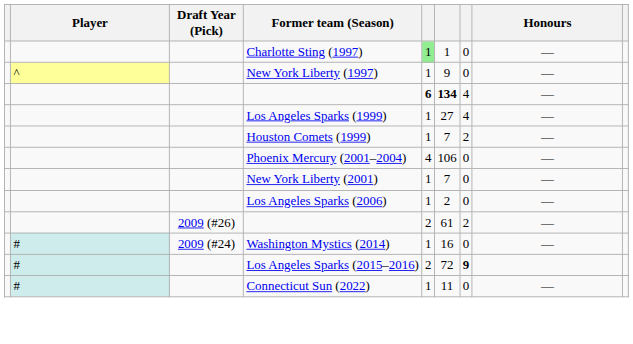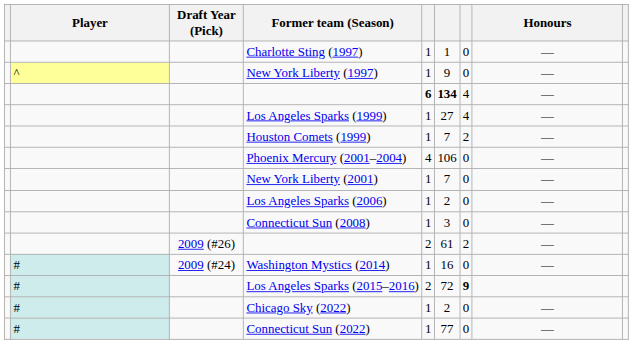(428, 51) lightgreen background -> (428, 51) no background
+ row: (206, 222)
+ row: (206, 308)
(447, 286) 11 -> (447, 328) 77
